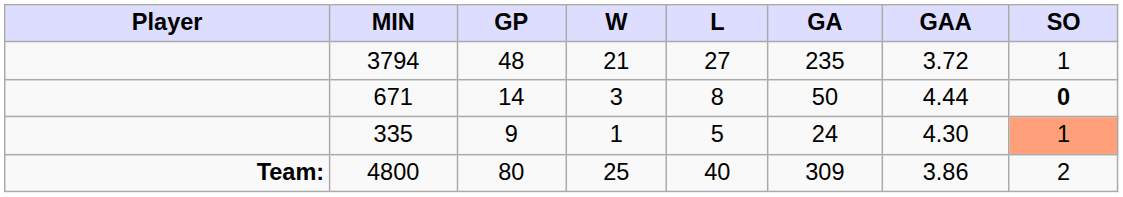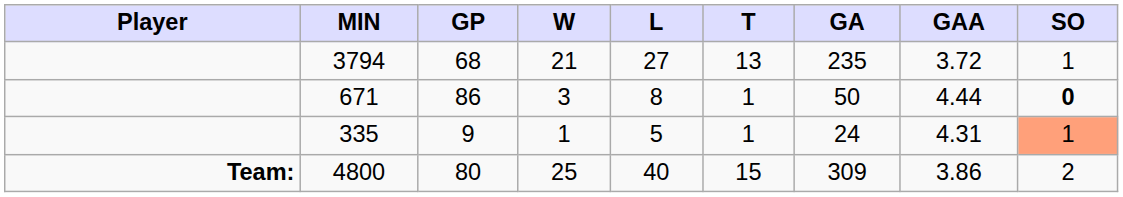+ column: (748, 23)
(511, 60) 48 -> (468, 60) 68
(511, 97) 14 -> (468, 97) 86
(946, 135) 4.30 -> (959, 135) 4.31
